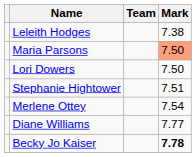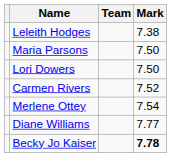(173, 50) lightsalmon background -> (148, 50) no background
- row: (67, 87)
+ row: (51, 87)
